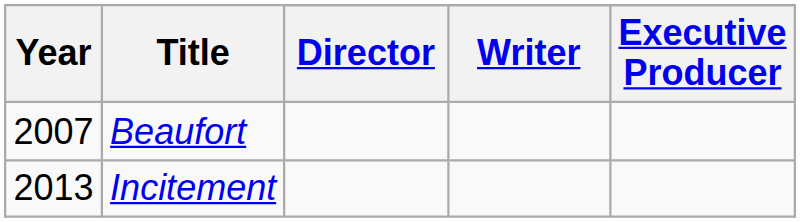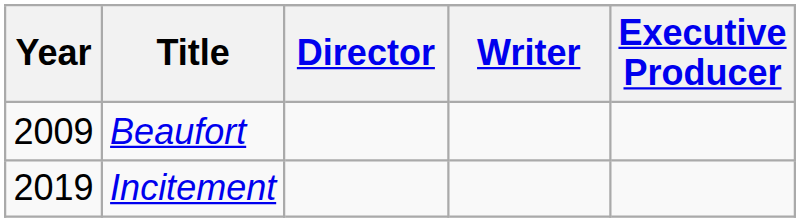(53, 130) 2007 -> (53, 130) 2009
(53, 187) 2013 -> (53, 187) 2019
